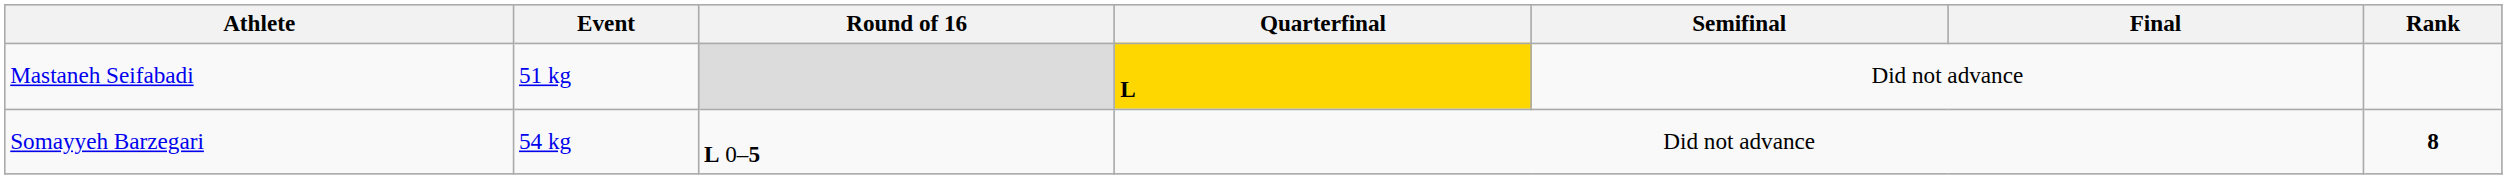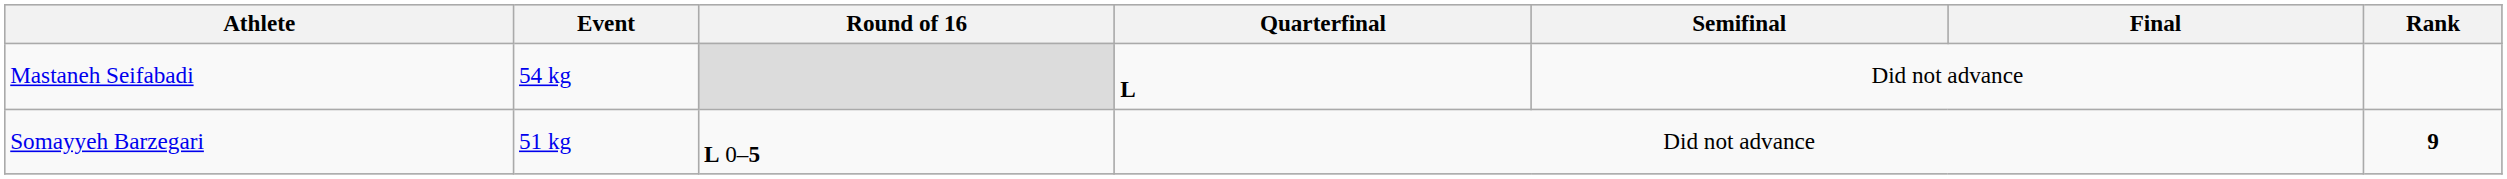(545, 75) 51 kg -> (545, 75) 54 kg
(1128, 89) gold background -> (1128, 89) no background
(545, 141) 54 kg -> (545, 141) 51 kg
(2433, 141) 8 -> (2433, 141) 9
